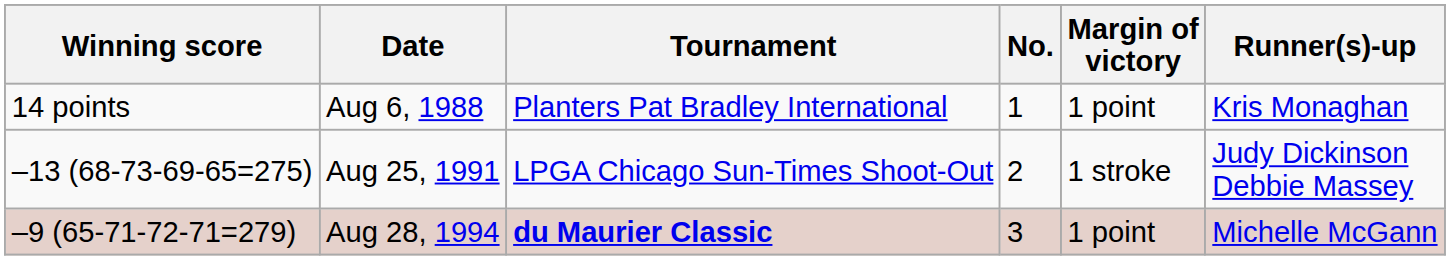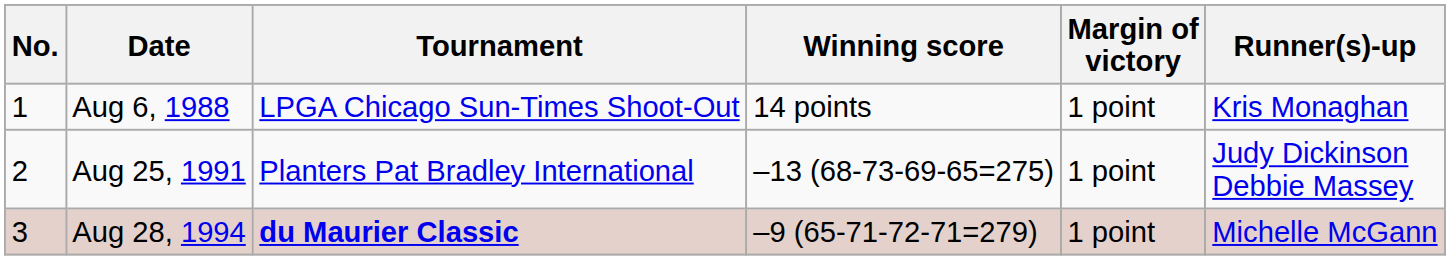columns swapped: (1030, 45) <-> (162, 45)
(730, 107) Planters Pat Bradley International -> (500, 107) LPGA Chicago Sun-Times Shoot-Out
(753, 170) LPGA Chicago Sun-Times Shoot-Out -> (477, 170) Planters Pat Bradley International
(1119, 170) 1 stroke -> (1111, 170) 1 point
